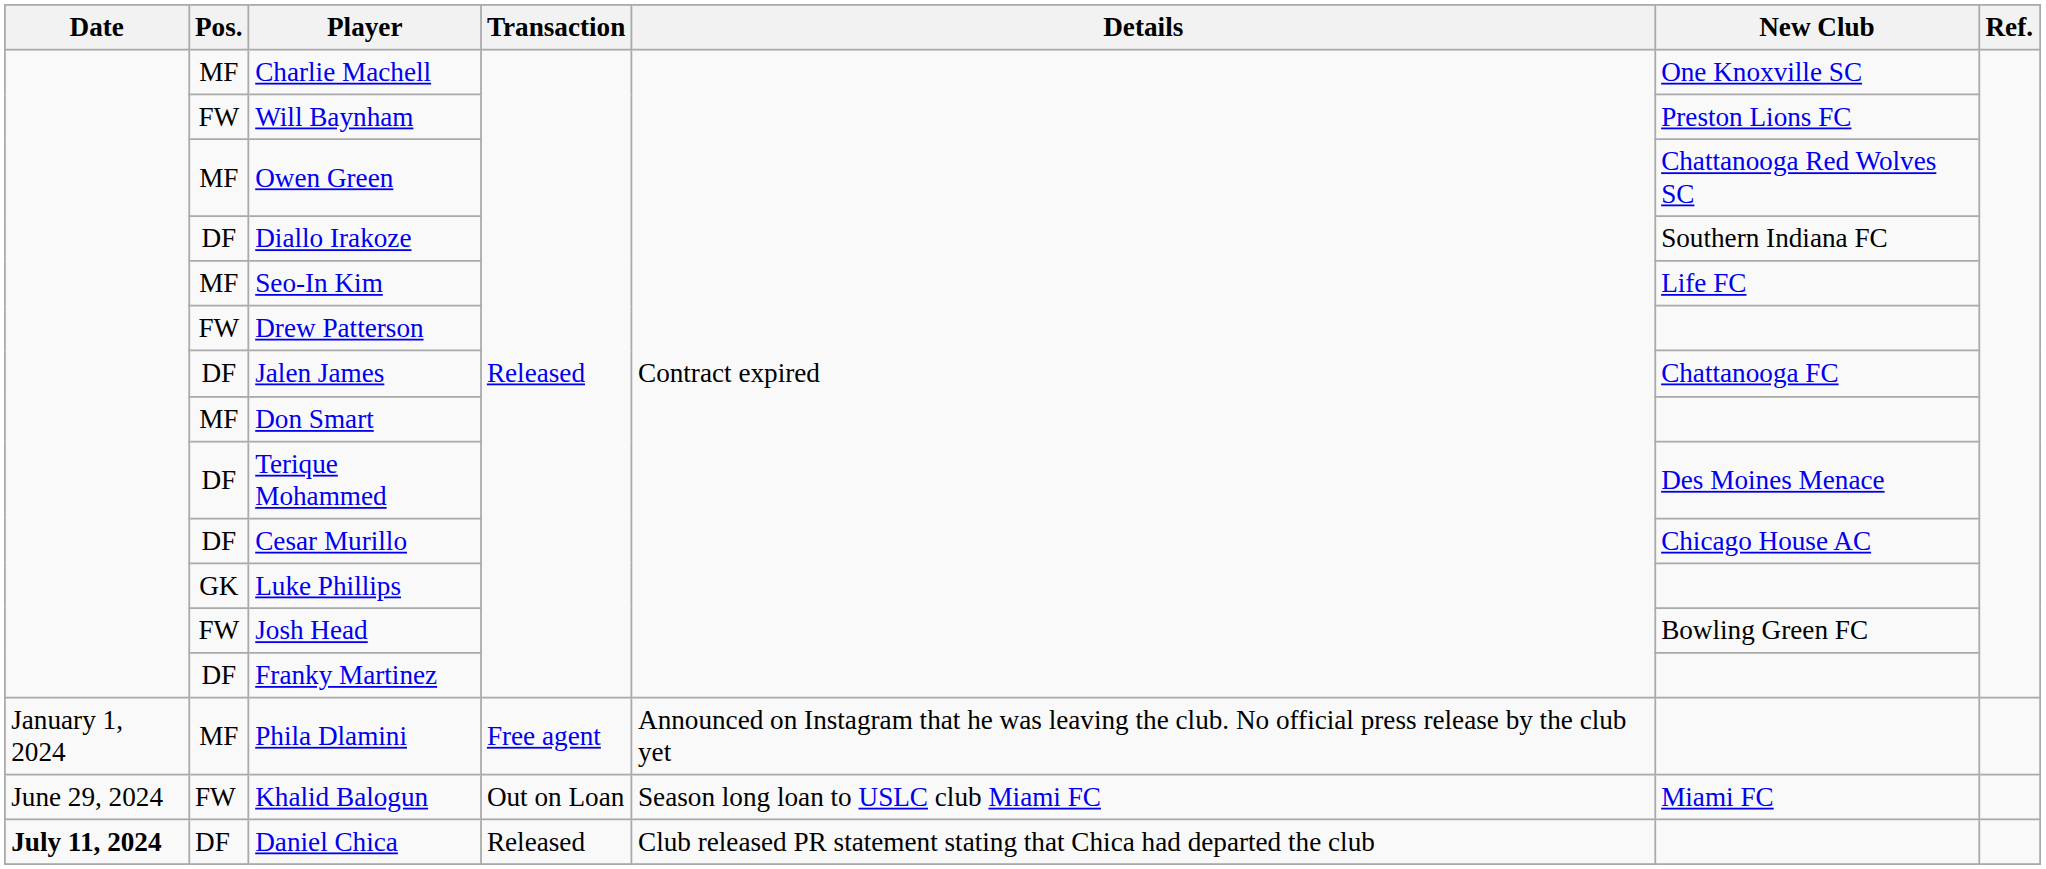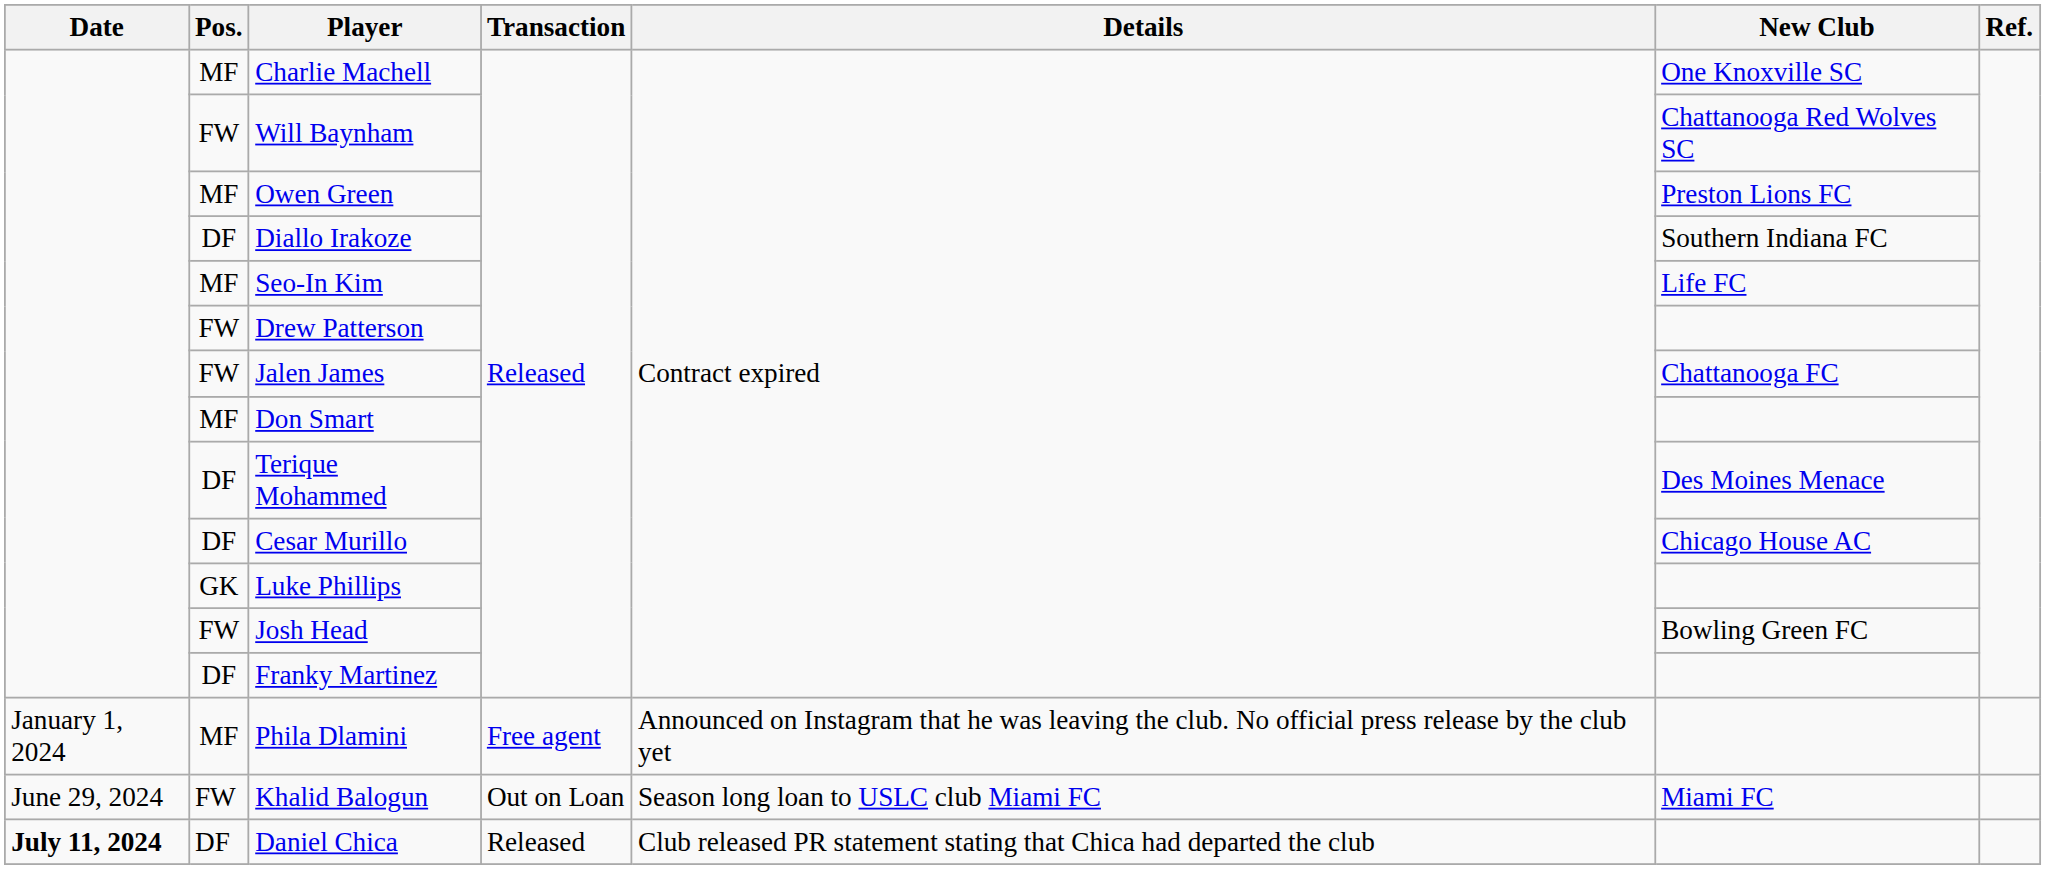(1756, 116) Preston Lions FC -> (1799, 132) Chattanooga Red Wolves SC
(1799, 177) Chattanooga Red Wolves SC -> (1756, 193) Preston Lions FC
(219, 373) DF -> (219, 373) FW
